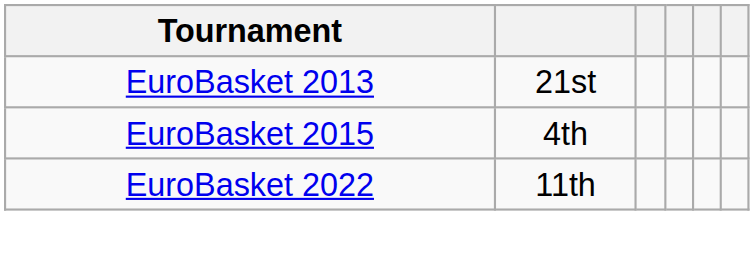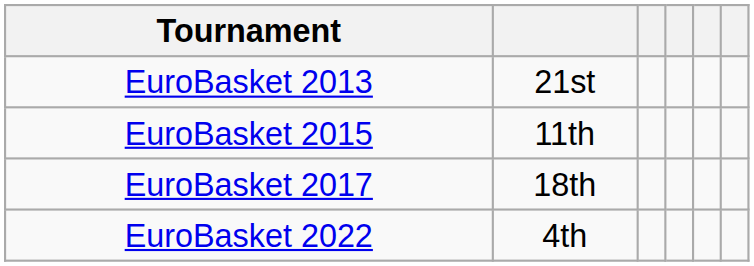(566, 133) 4th -> (565, 133) 11th
+ row: (249, 185)
(566, 185) 11th -> (565, 236) 4th
